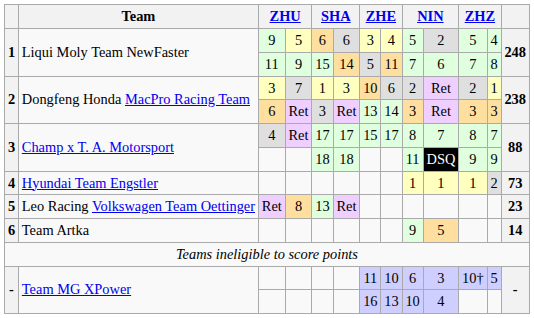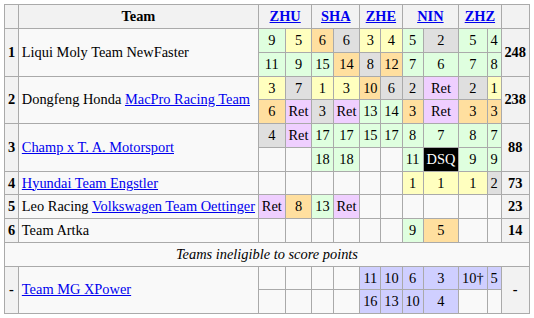(370, 64) 5 -> (370, 64) 8
(391, 64) 11 -> (391, 64) 12
